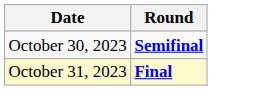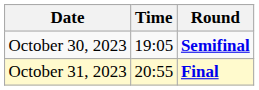+ column: (154, 17)
